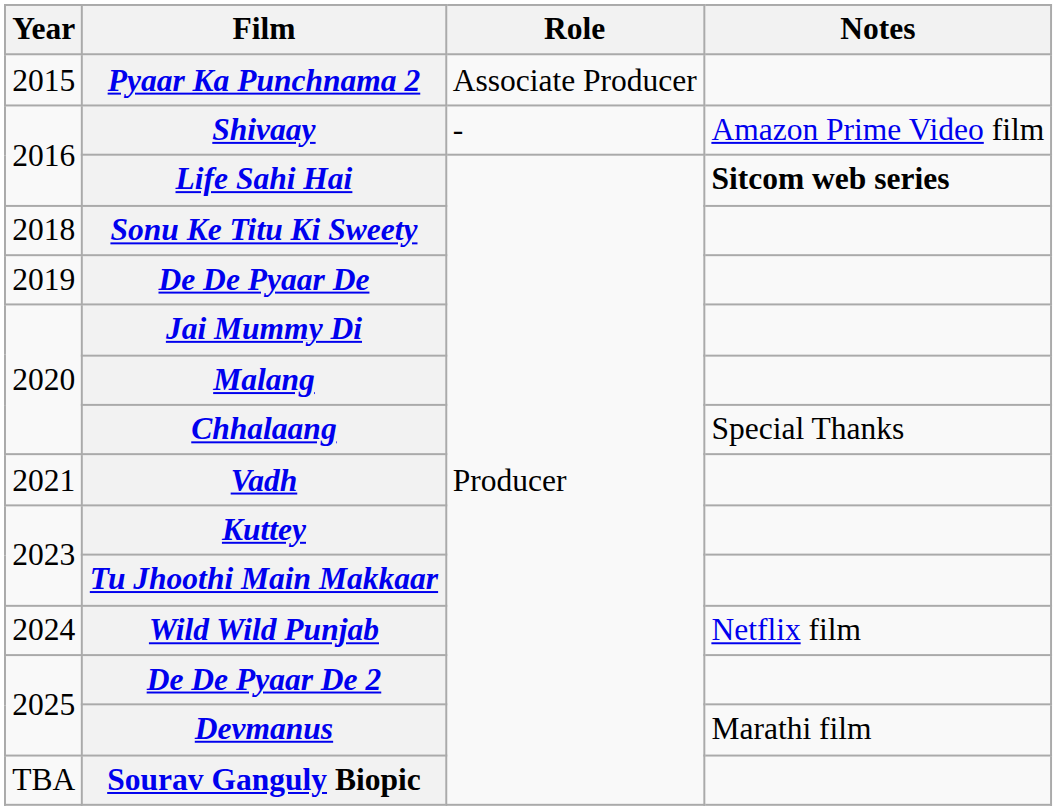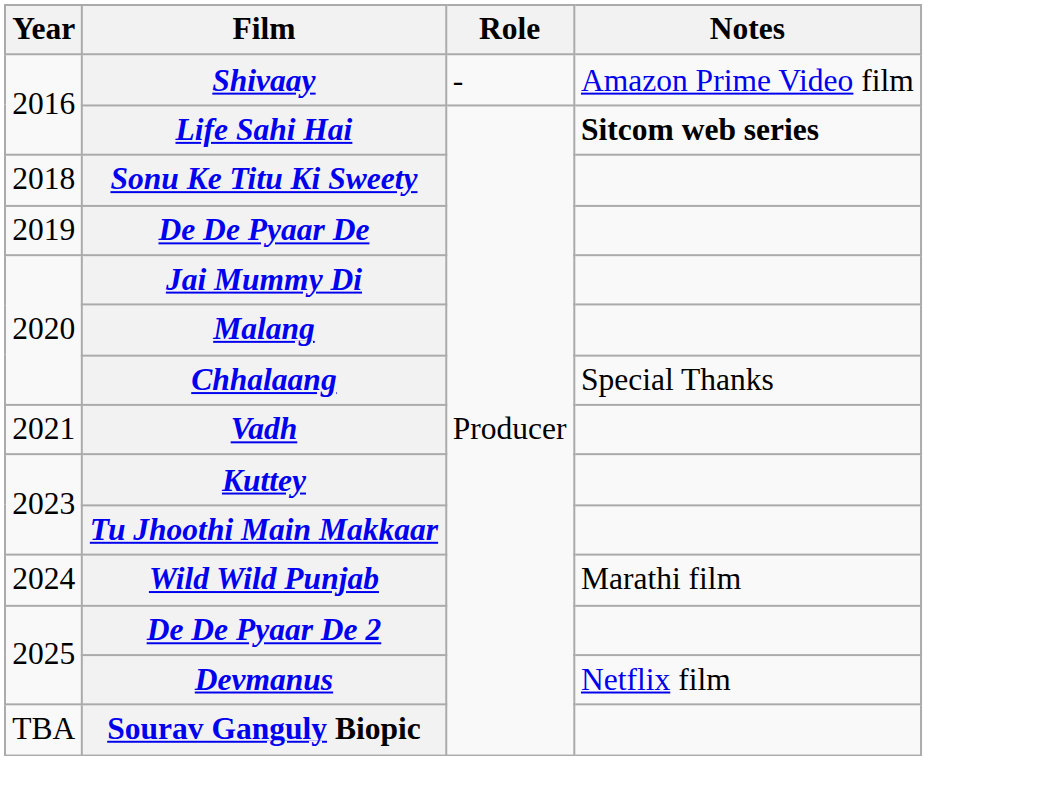- row: (264, 79)
(786, 629) Netflix film -> (661, 579) Marathi film
(791, 729) Marathi film -> (656, 679) Netflix film
